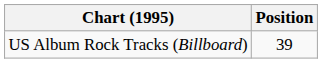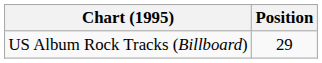(284, 44) 39 -> (284, 44) 29
